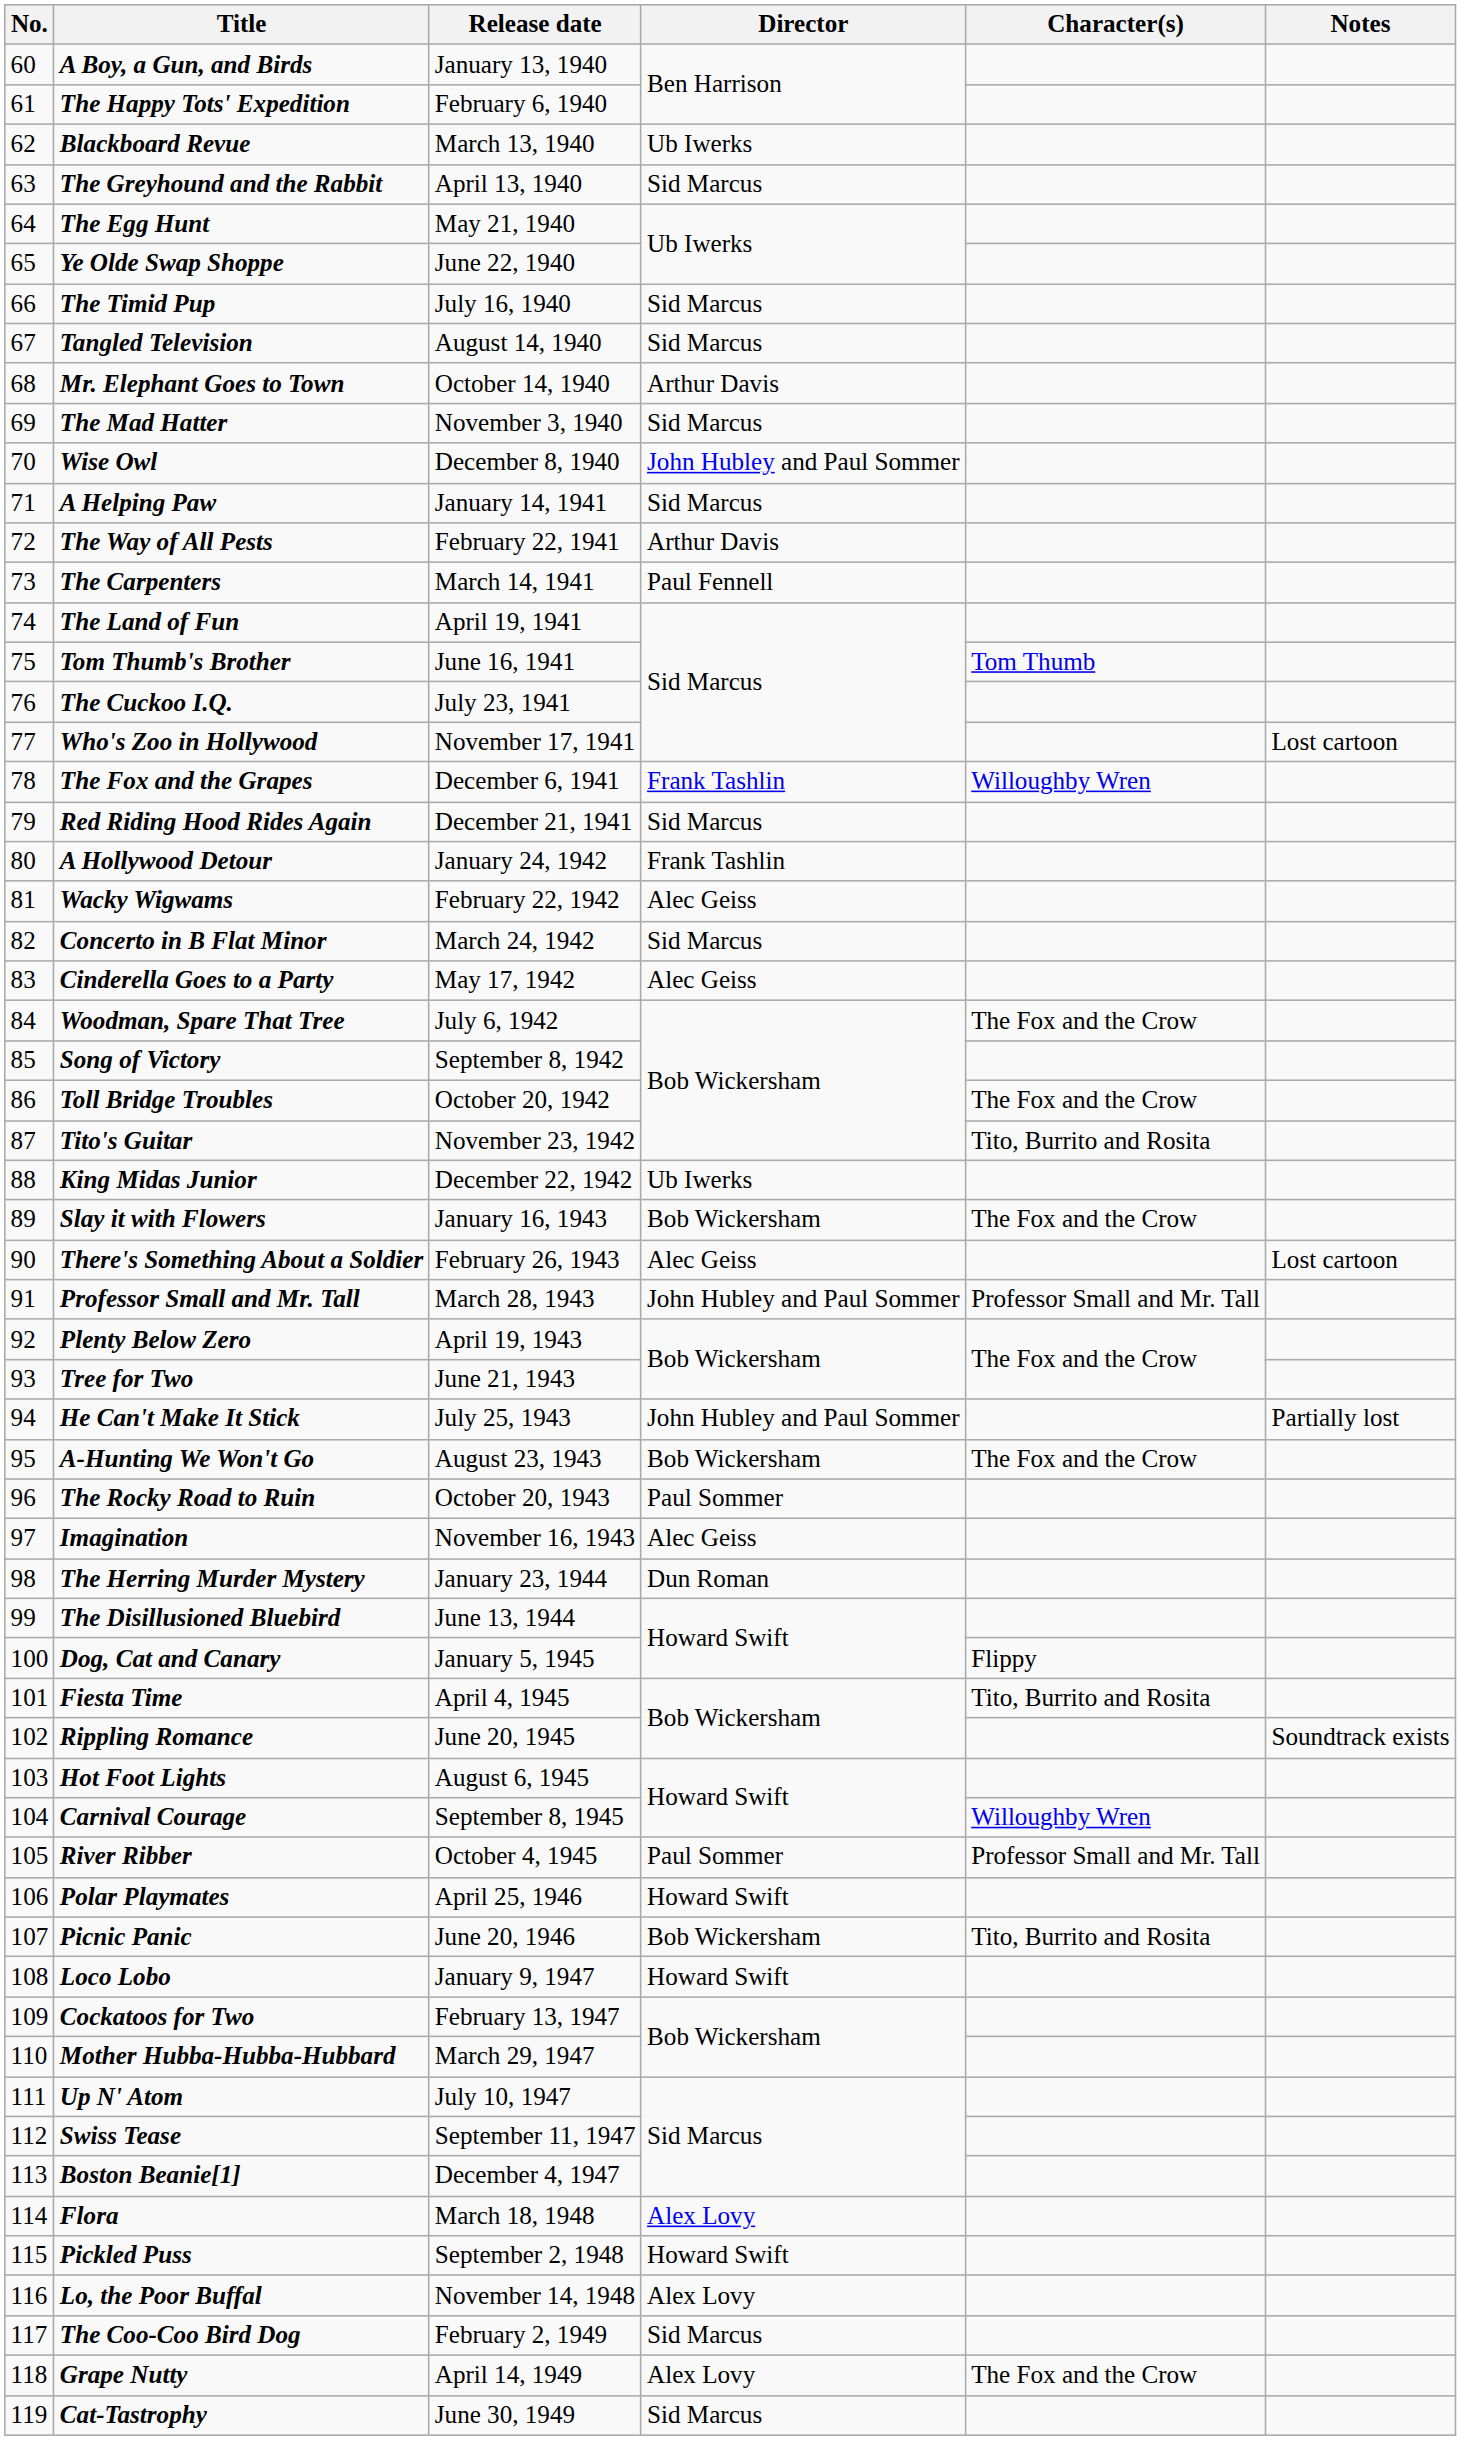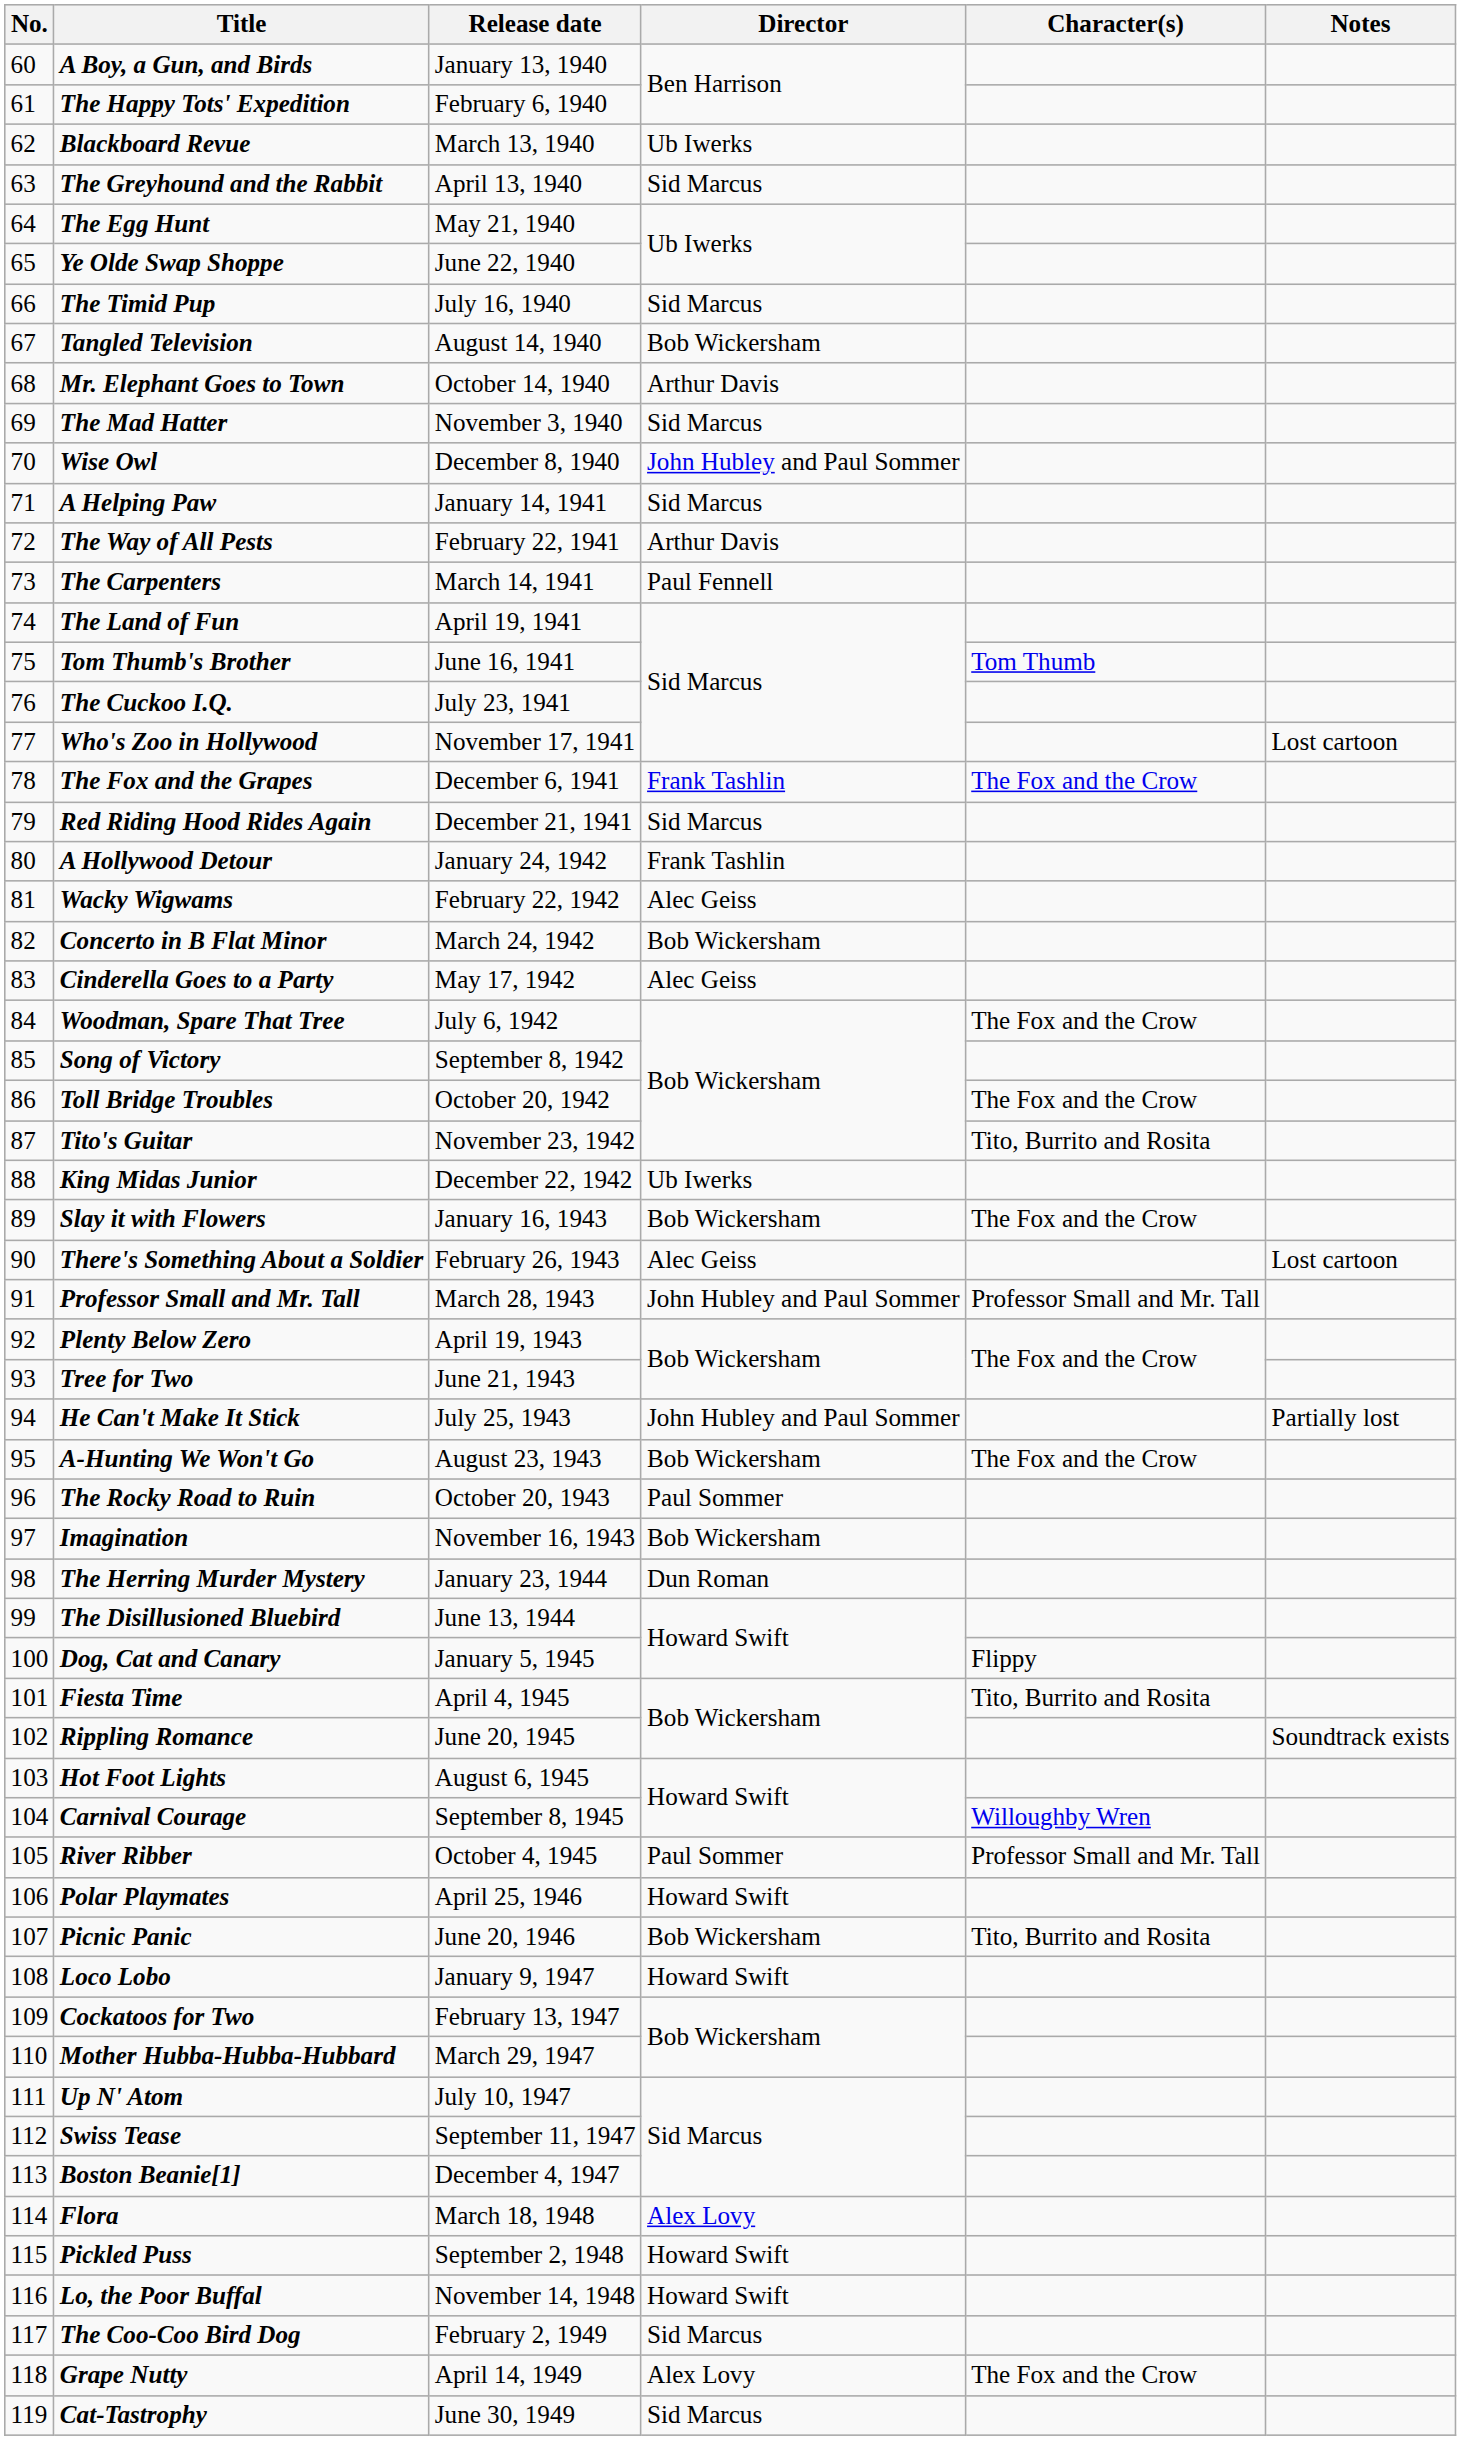(705, 343) Sid Marcus -> (734, 343) Bob Wickersham
(1061, 781) Willoughby Wren -> (1084, 781) The Fox and the Crow
(705, 940) Sid Marcus -> (734, 940) Bob Wickersham
(702, 1538) Alec Geiss -> (734, 1538) Bob Wickersham
(701, 2295) Alex Lovy -> (718, 2295) Howard Swift
